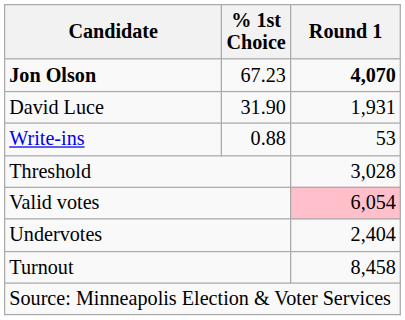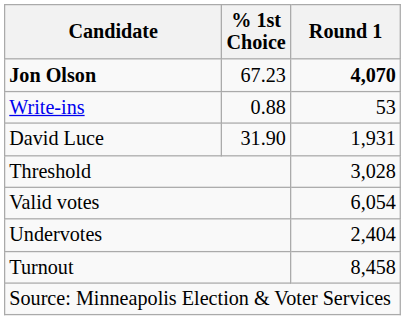rows swapped: (57, 107) <-> (47, 139)
(373, 203) pink background -> (373, 203) no background
